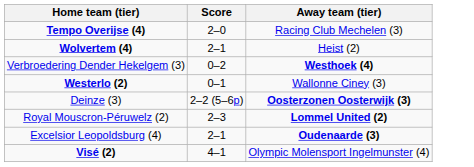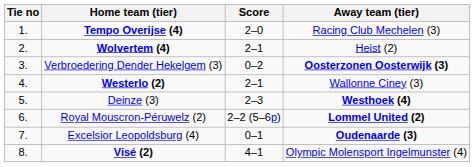+ column: (23, 13)
(339, 65) Westhoek (4) -> (376, 65) Oosterzonen Oosterwijk (3)
(217, 83) 0–1 -> (254, 83) 2–1
(217, 100) 2–2 (5–6p) -> (254, 100) 2–3
(339, 100) Oosterzonen Oosterwijk (3) -> (376, 100) Westhoek (4)
(217, 118) 2–3 -> (254, 118) 2–2 (5–6p)
(217, 135) 2–1 -> (254, 135) 0–1
